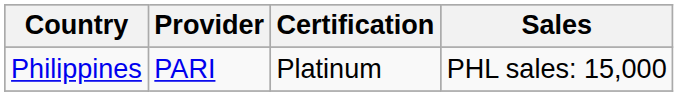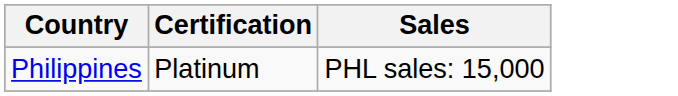- column: (209, 25)
